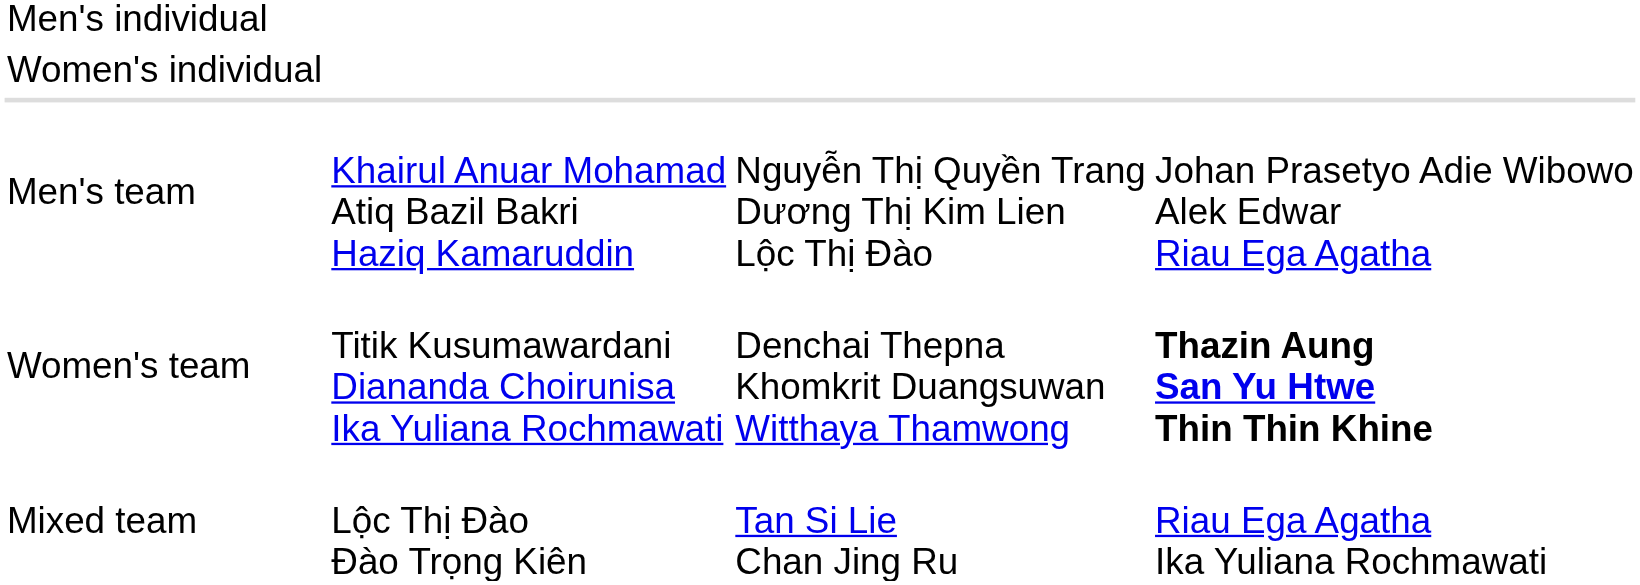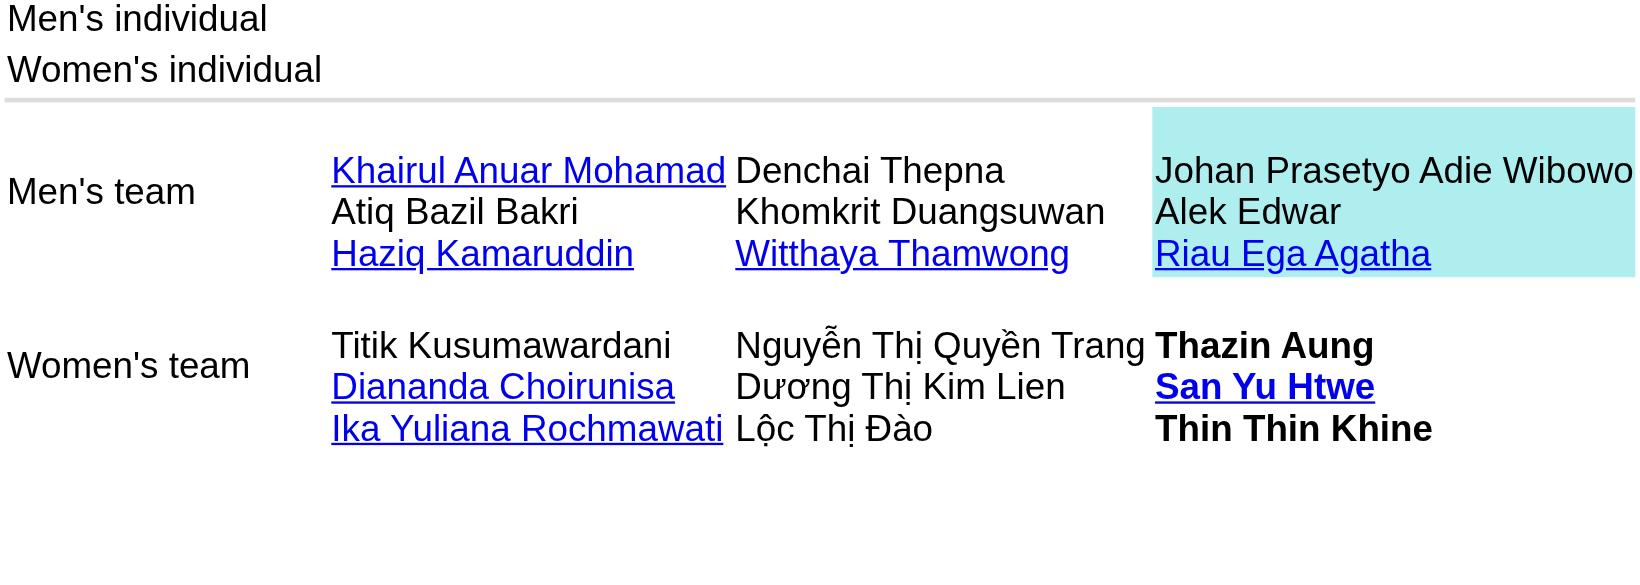(941, 212) Nguyễn Thị Quyền Trang Dương Thị Kim Lien Lộc Thị Đào -> (920, 212) Denchai Thepna Khomkrit Duangsuwan Witthaya Thamwong
(1394, 212) no background -> (1394, 212) paleturquoise background
(920, 386) Denchai Thepna Khomkrit Duangsuwan Witthaya Thamwong -> (941, 386) Nguyễn Thị Quyền Trang Dương Thị Kim Lien Lộc Thị Đào
- row: (102, 520)
